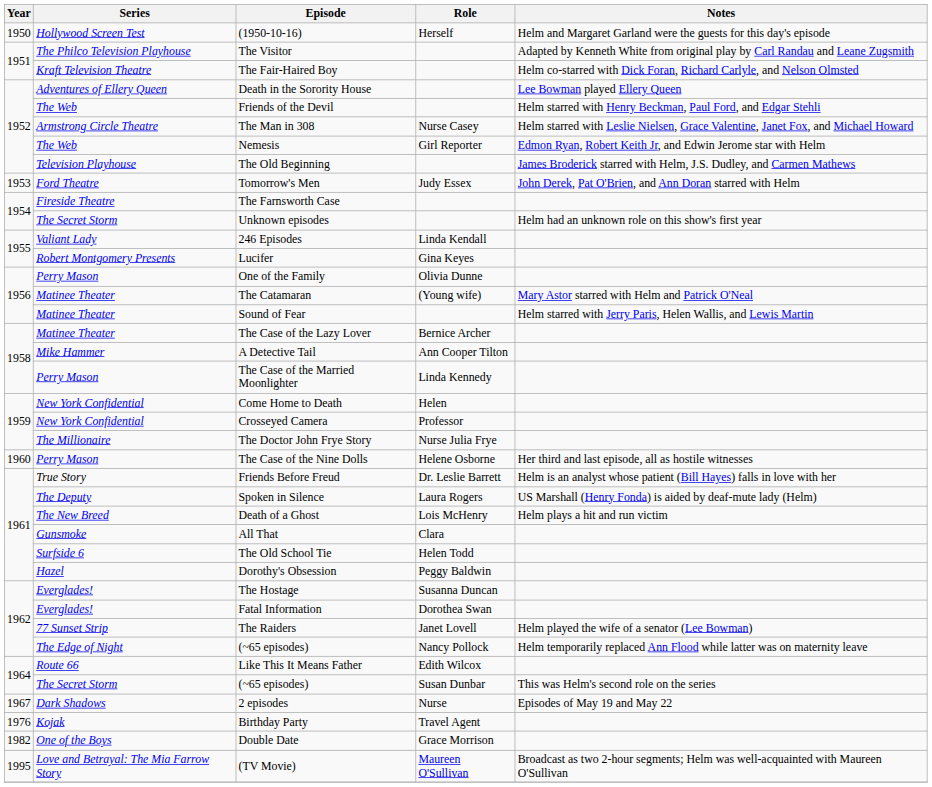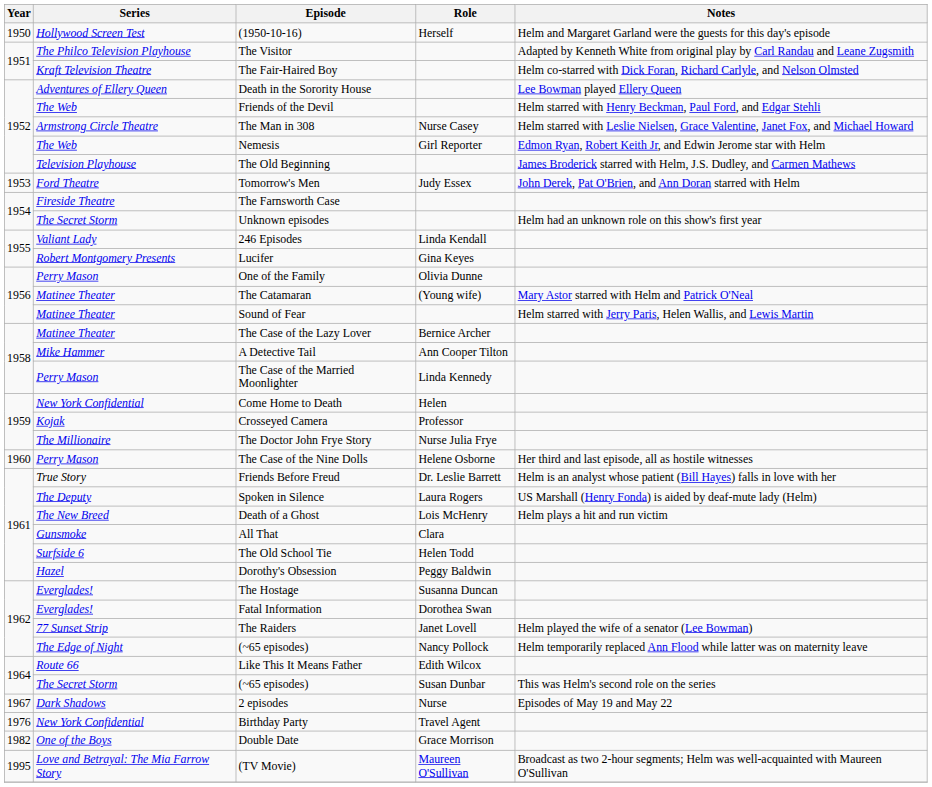(90, 421) New York Confidential -> (50, 421) Kojak
(50, 721) Kojak -> (90, 721) New York Confidential
